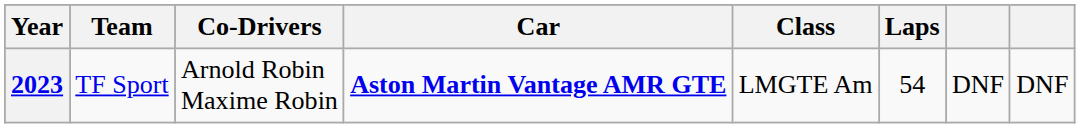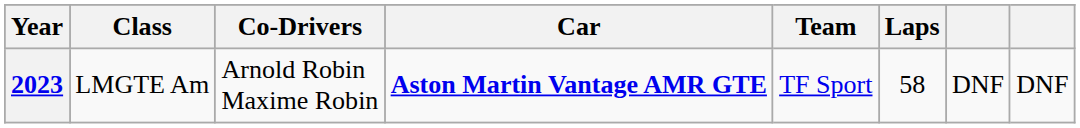columns swapped: (122, 26) <-> (806, 26)
(912, 84) 54 -> (912, 84) 58
